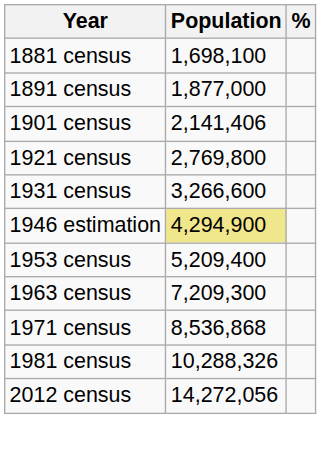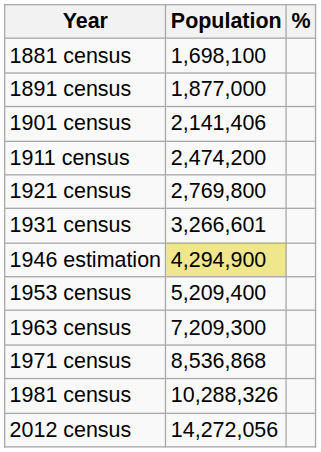+ row: (70, 157)
(219, 191) 3,266,600 -> (219, 225) 3,266,601
